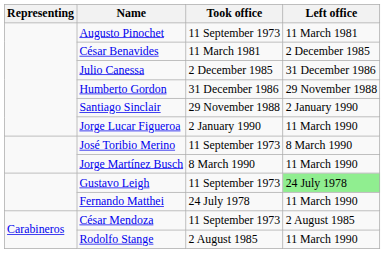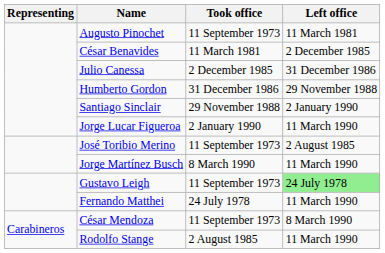(319, 145) 8 March 1990 -> (320, 145) 2 August 1985
(320, 220) 2 August 1985 -> (319, 220) 8 March 1990
